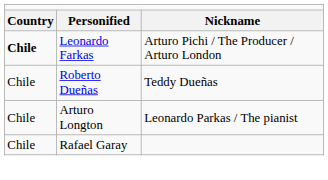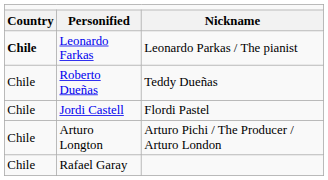(219, 48) Arturo Pichi / The Producer / Arturo London -> (221, 48) Leonardo Parkas / The pianist
+ row: (92, 110)
(221, 117) Leonardo Parkas / The pianist -> (219, 137) Arturo Pichi / The Producer / Arturo London
